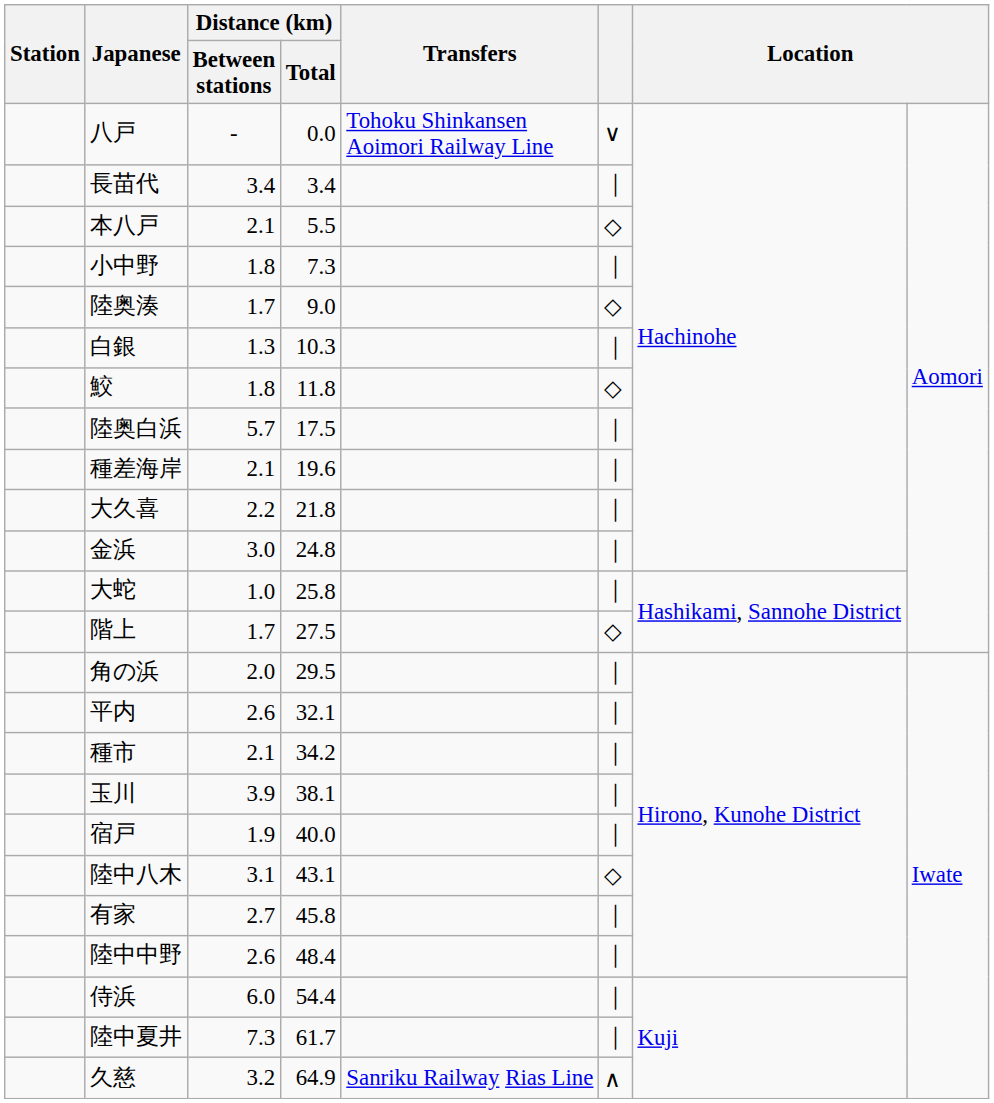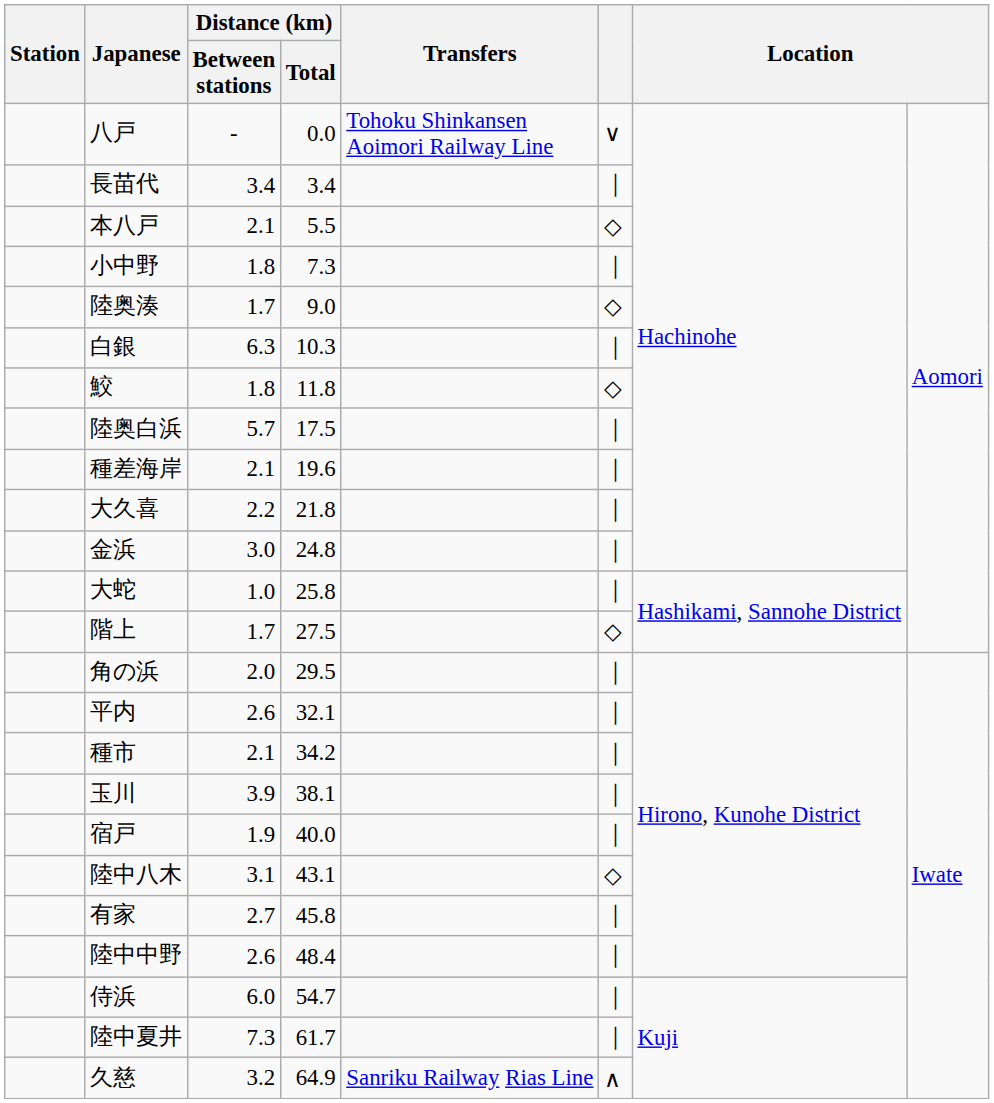(261, 347) 1.3 -> (261, 347) 6.3
(316, 996) 54.4 -> (316, 996) 54.7
